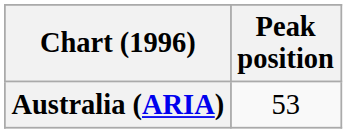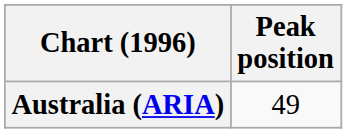(286, 104) 53 -> (286, 104) 49
